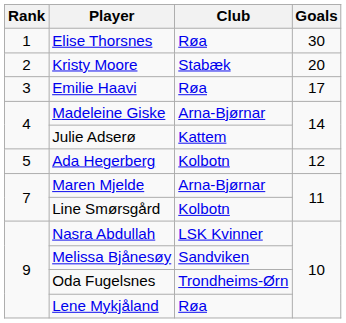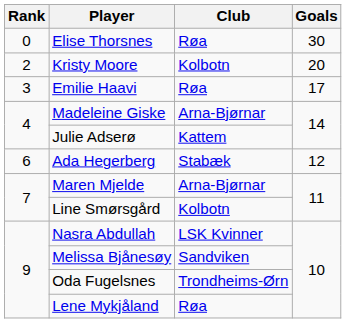(27, 40) 1 -> (27, 40) 0
(204, 64) Stabæk -> (204, 64) Kolbotn
(27, 161) 5 -> (27, 161) 6
(204, 161) Kolbotn -> (204, 161) Stabæk
